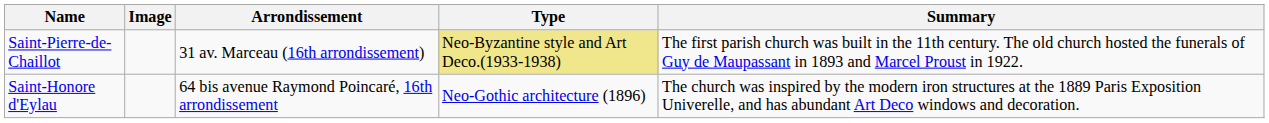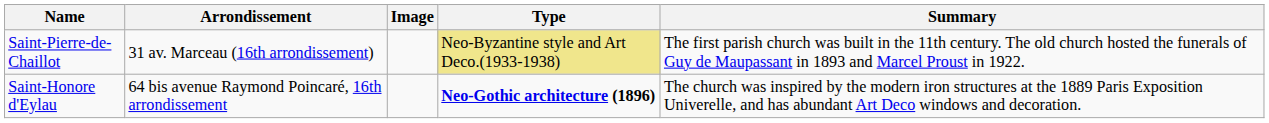columns swapped: (150, 17) <-> (307, 17)
(544, 95) normal -> (548, 95) bold
